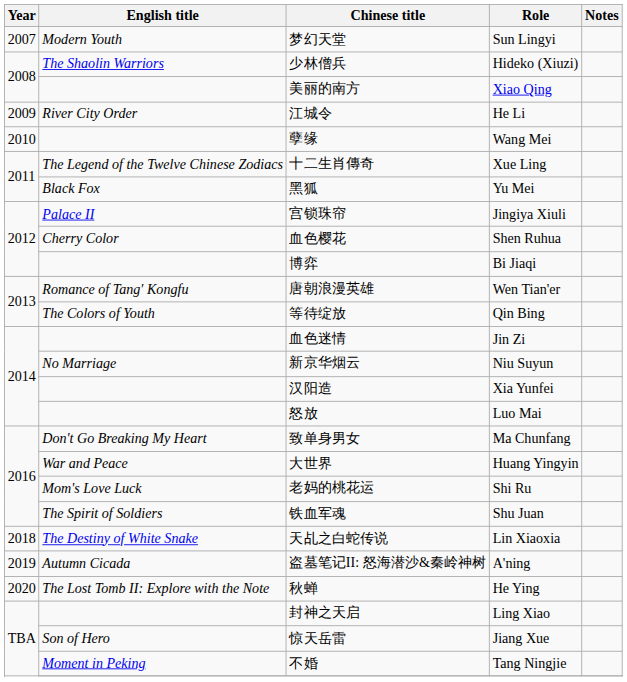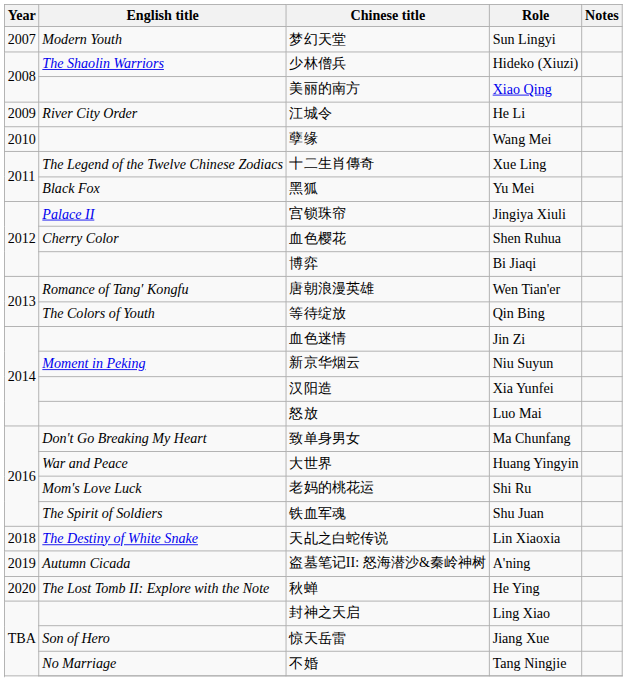(79, 363) No Marriage -> (94, 363) Moment in Peking
(94, 663) Moment in Peking -> (79, 663) No Marriage
